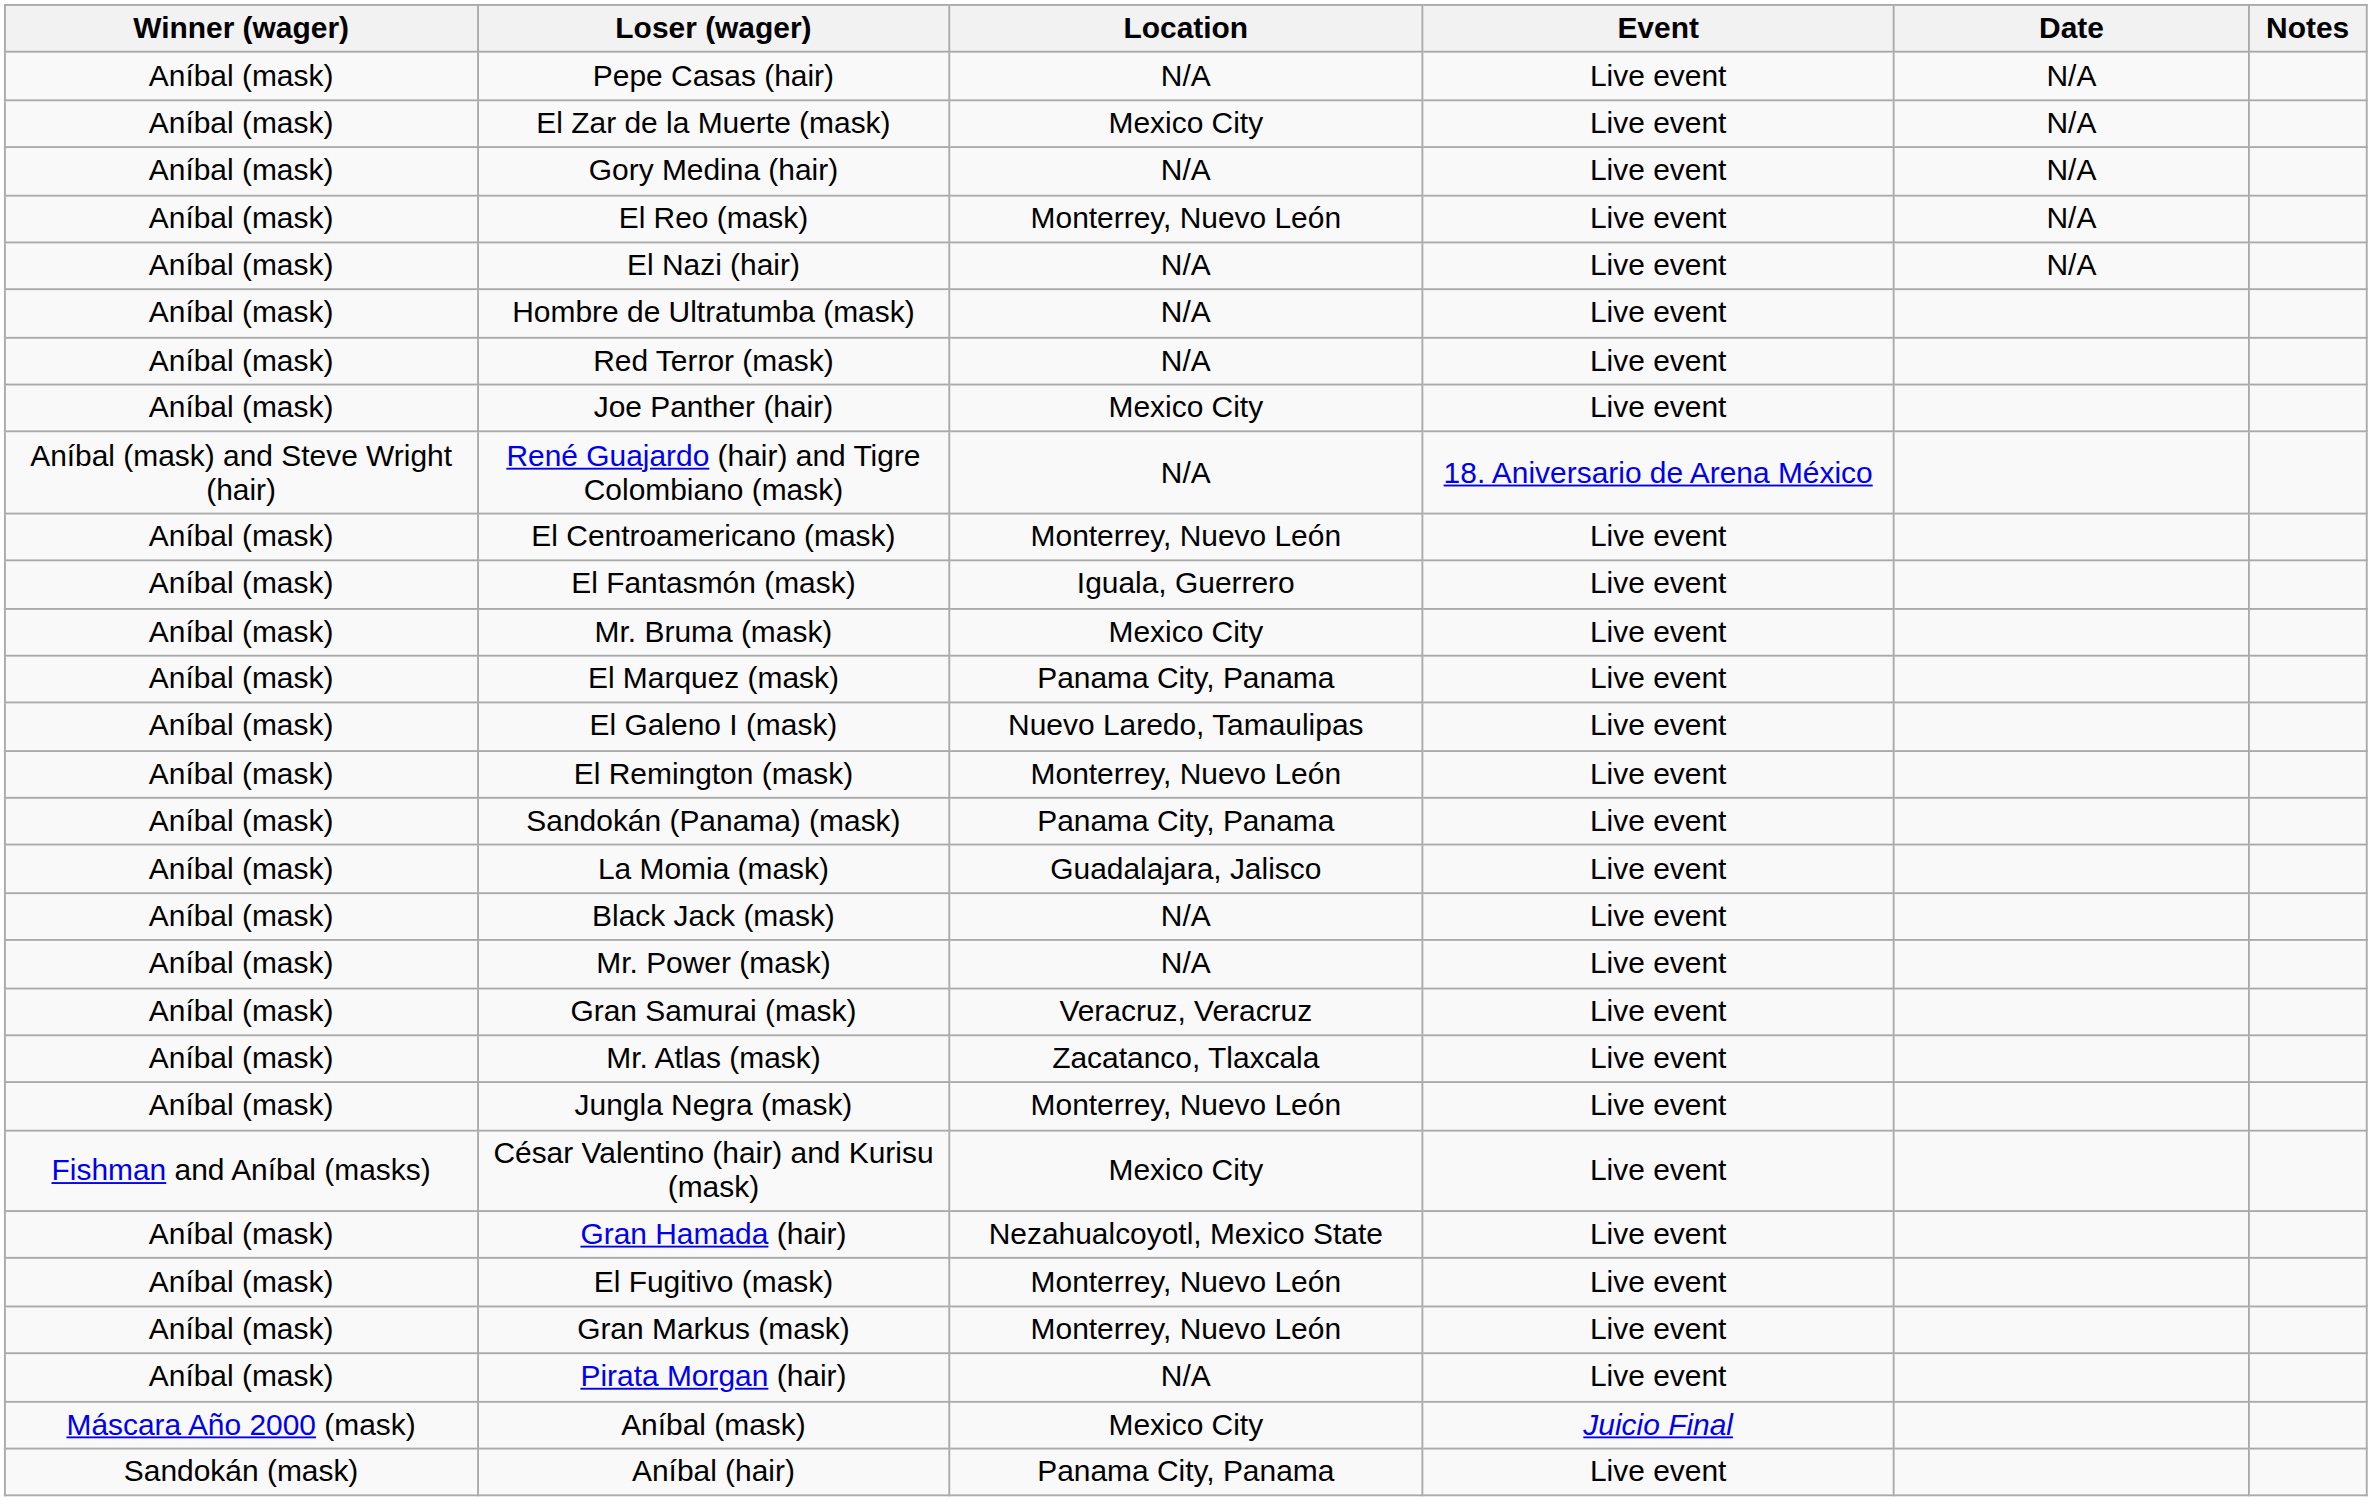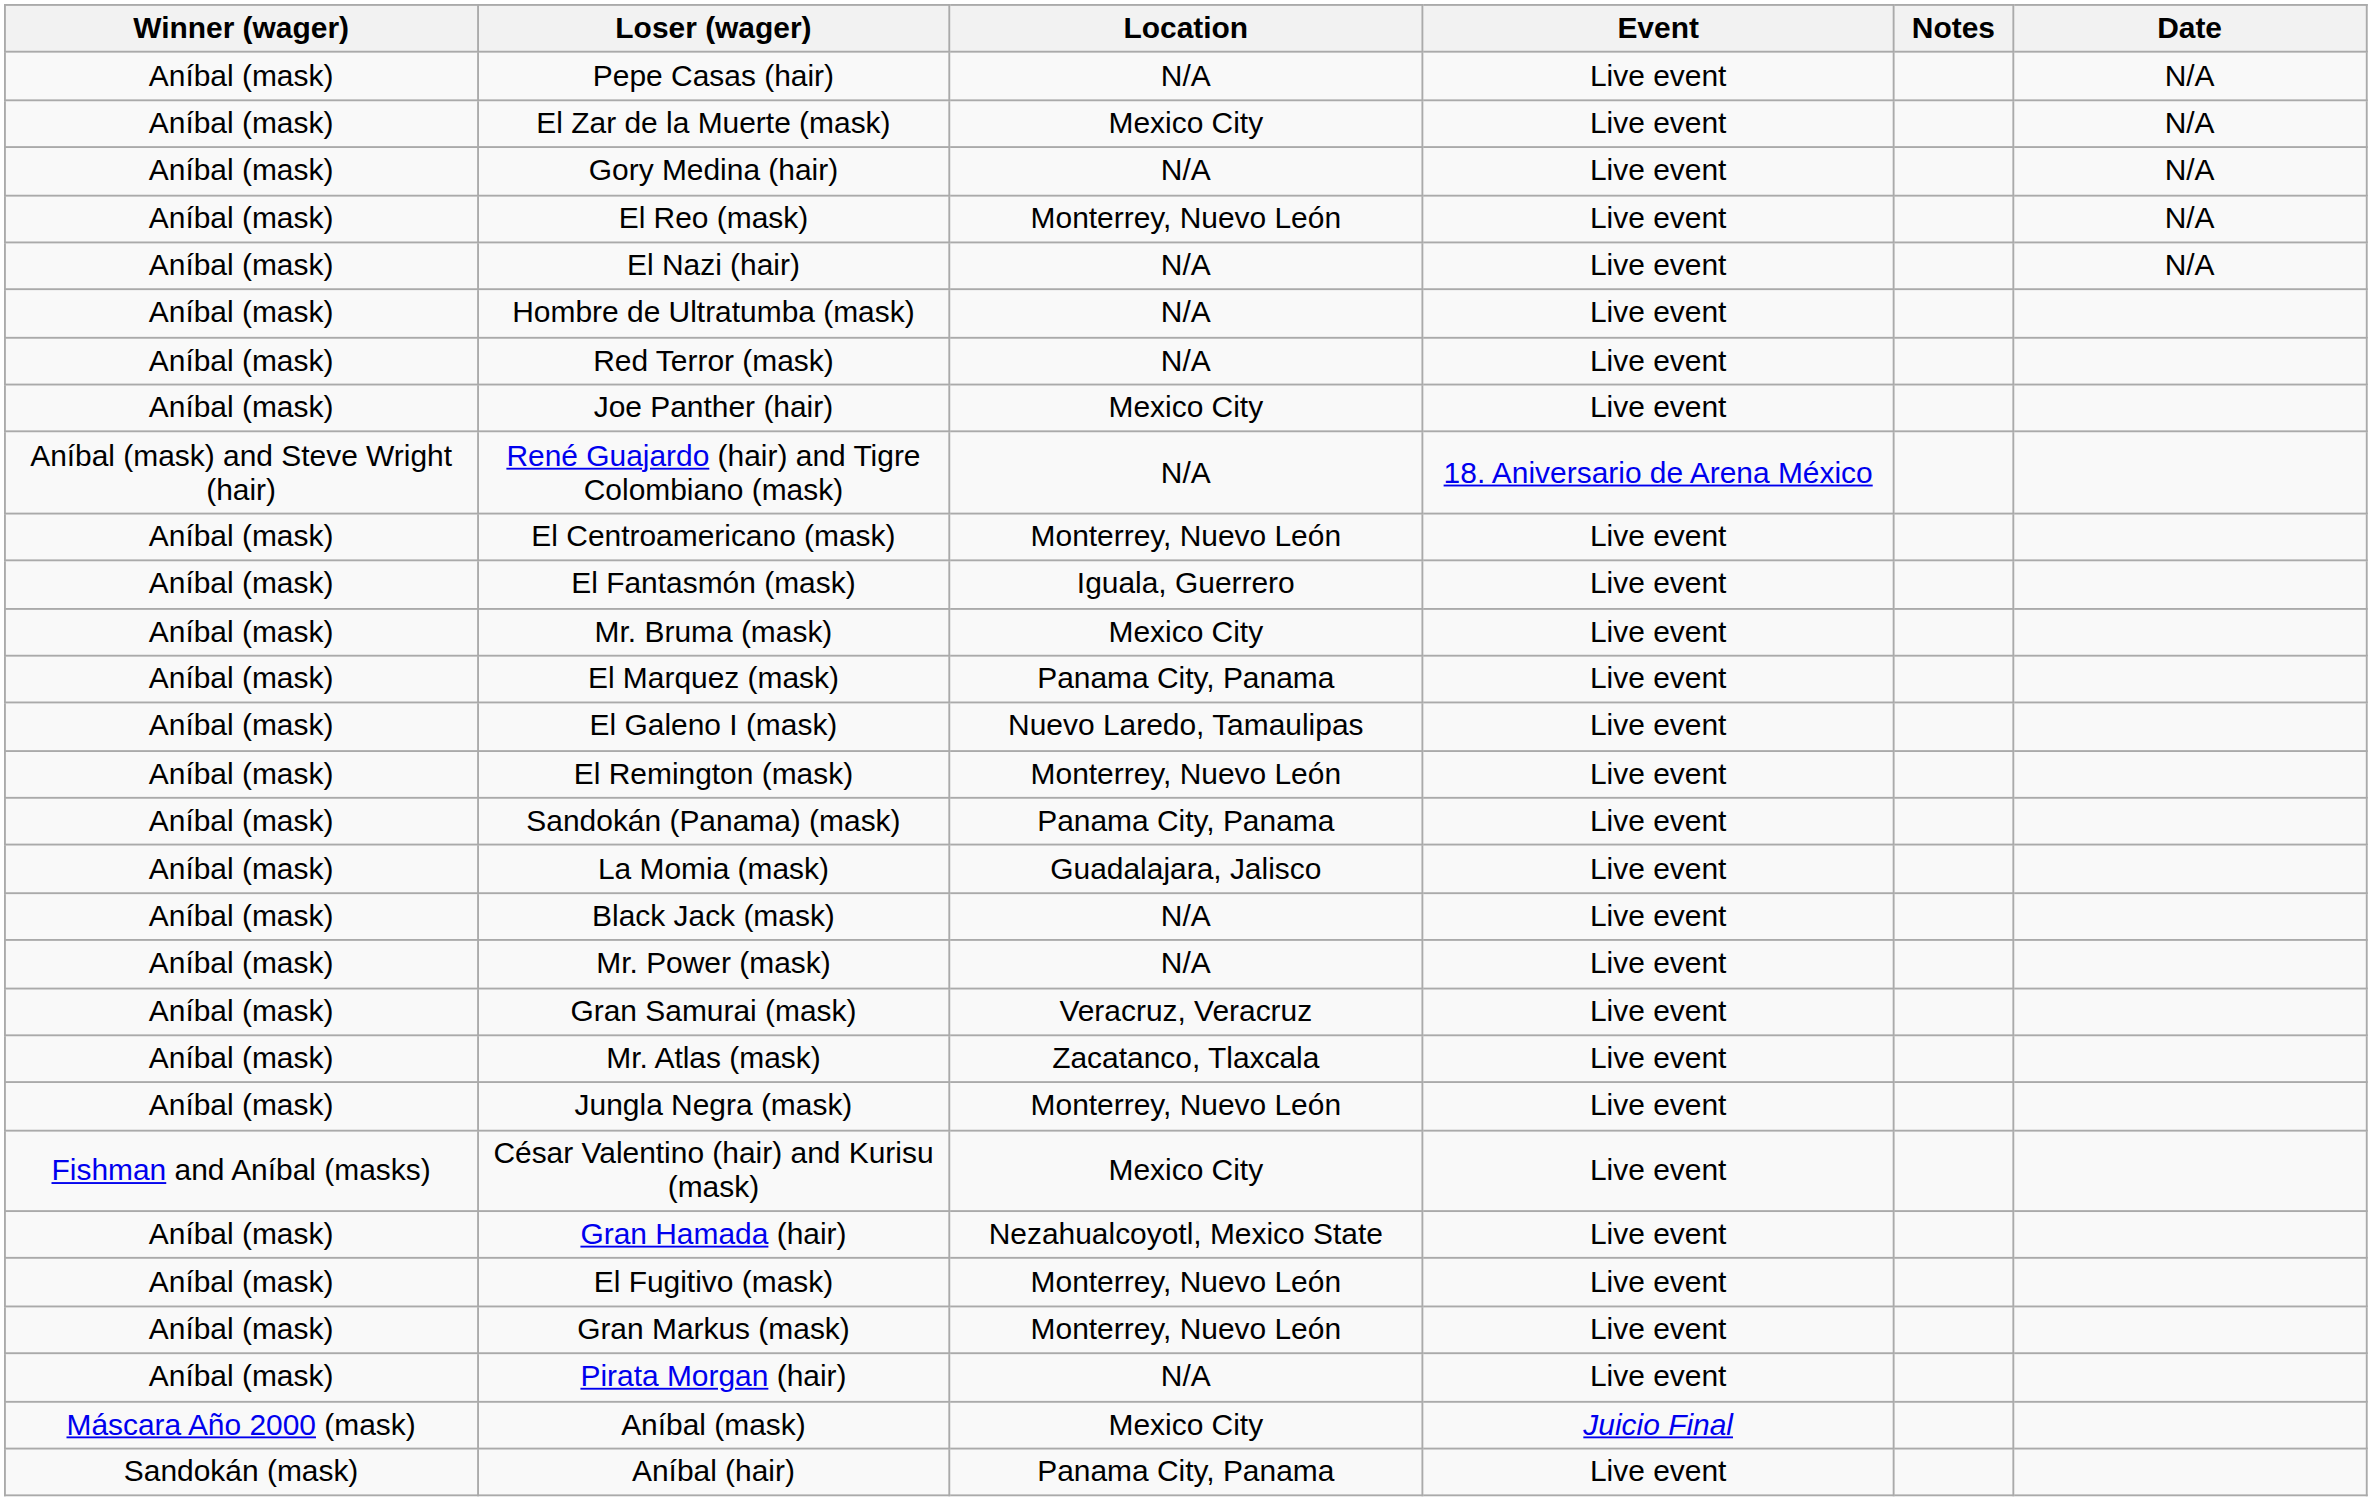columns swapped: (2071, 28) <-> (2308, 28)
